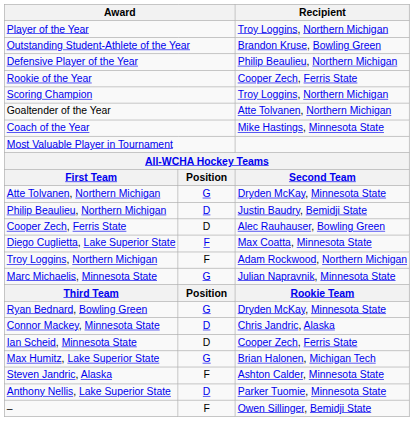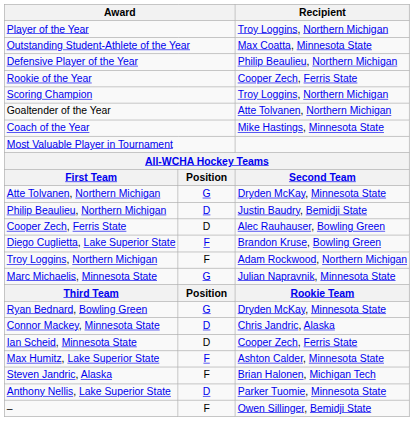(309, 45) Brandon Kruse, Bowling Green -> (305, 45) Max Coatta, Minnesota State
(305, 243) Max Coatta, Minnesota State -> (309, 243) Brandon Kruse, Bowling Green
(207, 359) G -> (207, 359) F
(307, 359) Brian Halonen, Michigan Tech -> (311, 359) Ashton Calder, Minnesota State
(311, 375) Ashton Calder, Minnesota State -> (307, 375) Brian Halonen, Michigan Tech
